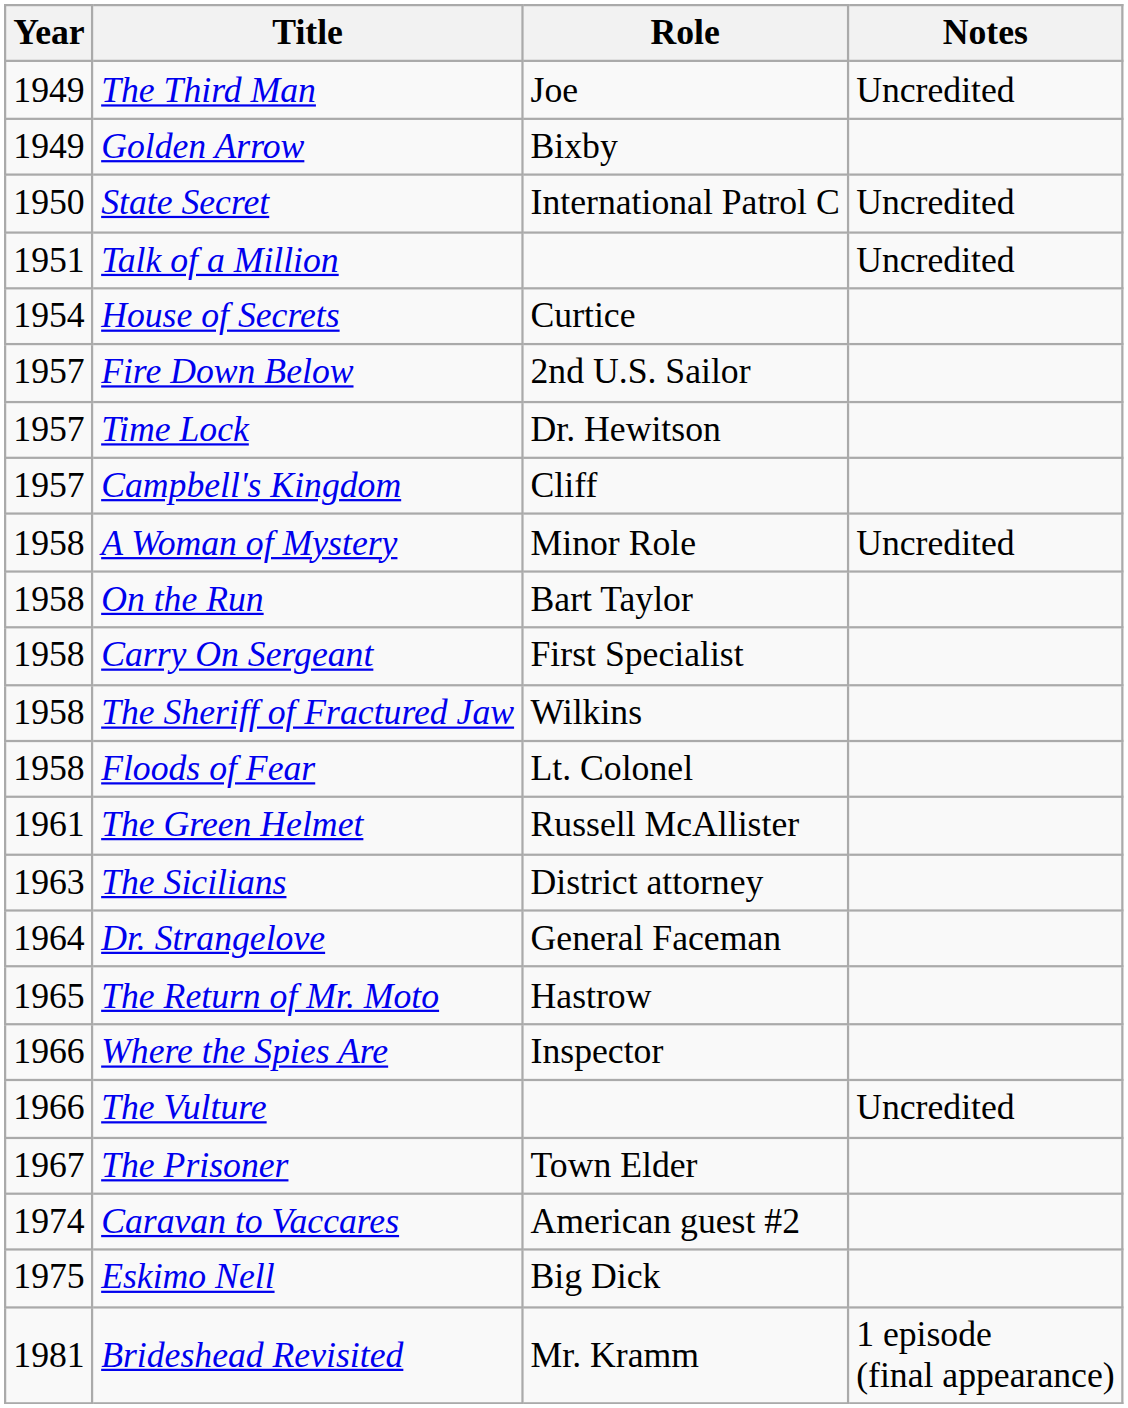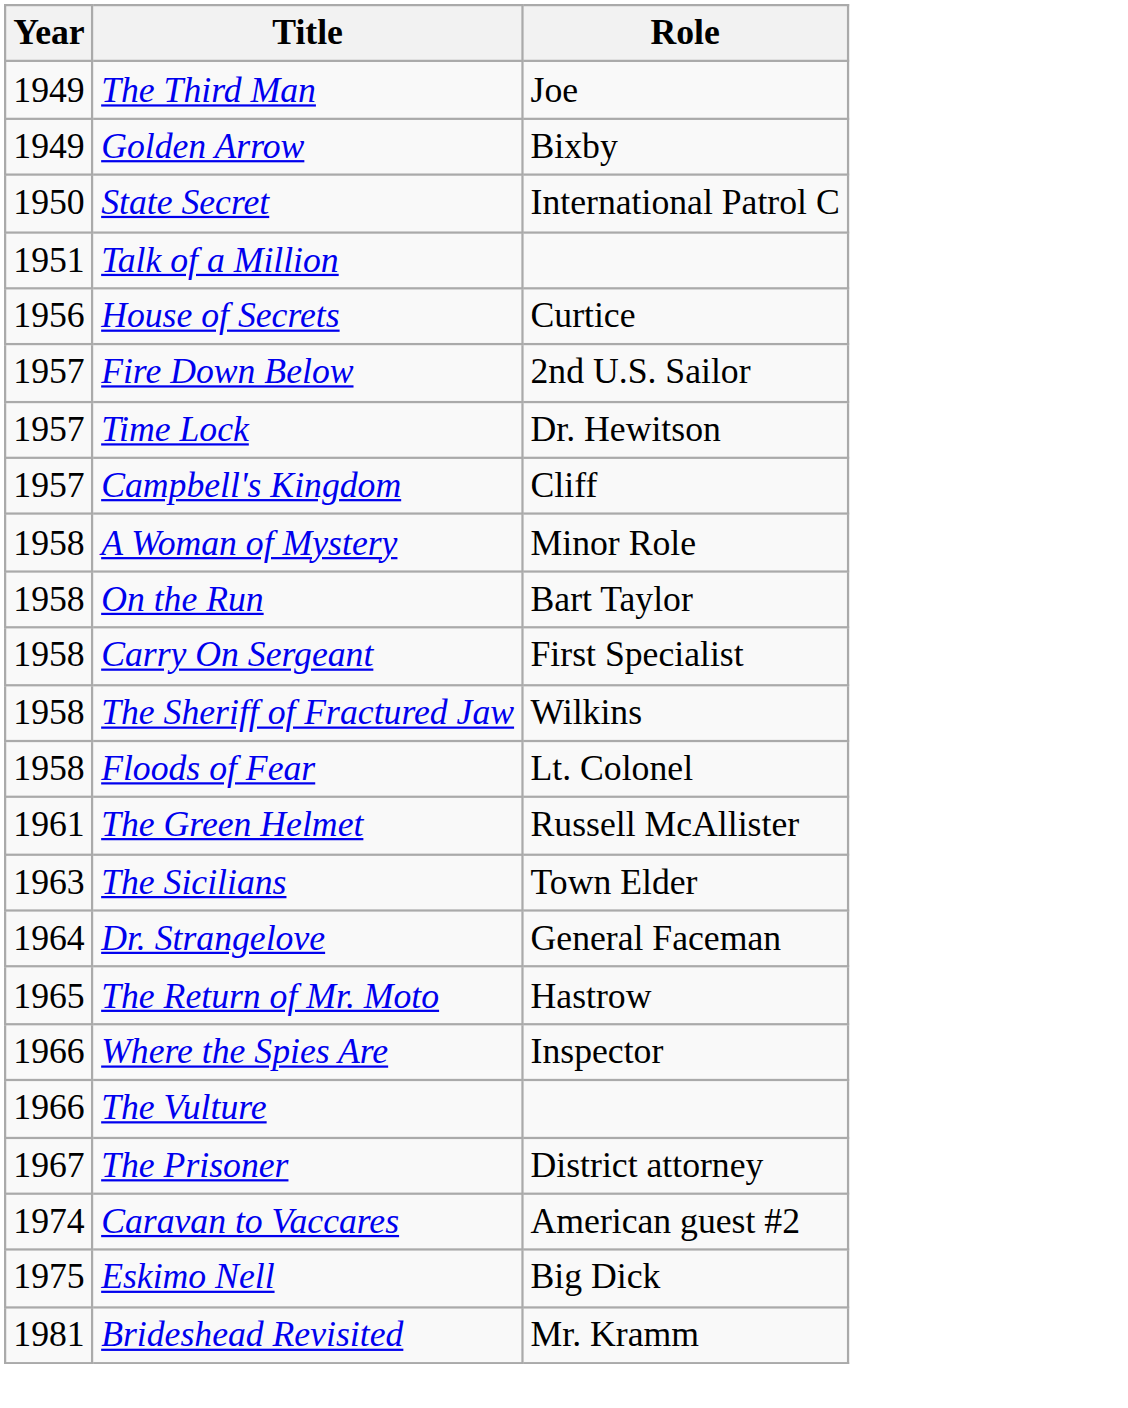- column: (985, 32)
(49, 315) 1954 -> (49, 315) 1956
(647, 881) District attorney -> (614, 881) Town Elder
(614, 1164) Town Elder -> (647, 1164) District attorney
